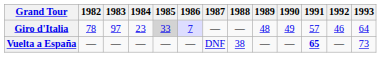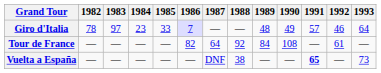(165, 28) lightgrey background -> (165, 28) no background
+ row: (41, 44)
